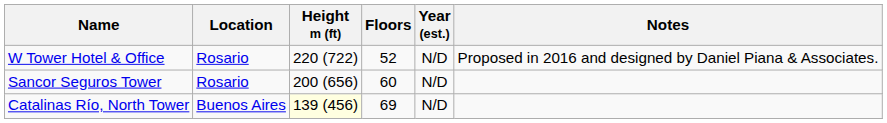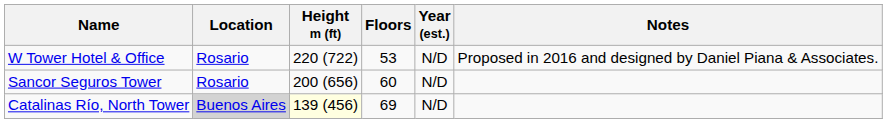(388, 57) 52 -> (388, 57) 53
(241, 105) no background -> (241, 105) lightgrey background
